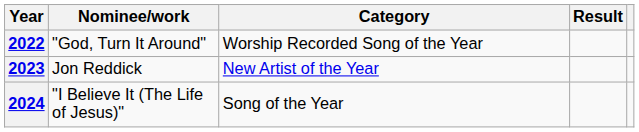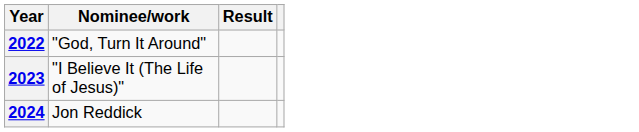- column: (394, 17)
(97, 69) Jon Reddick -> (128, 78) "I Believe It (The Life of Jesus)"
(128, 104) "I Believe It (The Life of Jesus)" -> (97, 113) Jon Reddick
